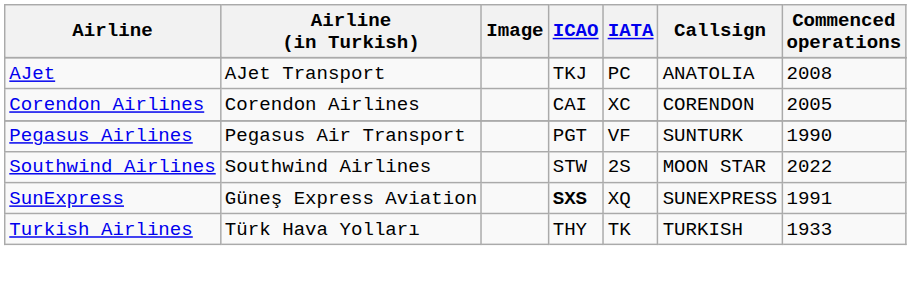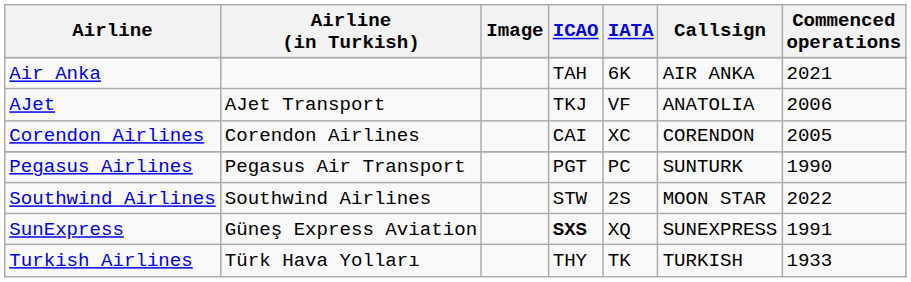+ row: (55, 74)
(619, 74) PC -> (619, 105) VF
(809, 74) 2008 -> (809, 105) 2006
(619, 136) VF -> (619, 167) PC
